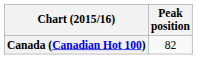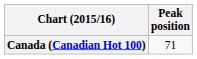(170, 44) 82 -> (170, 44) 71
